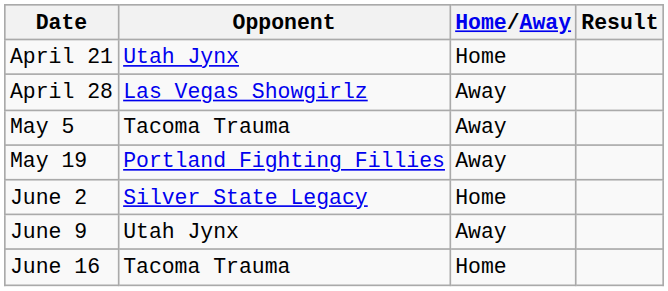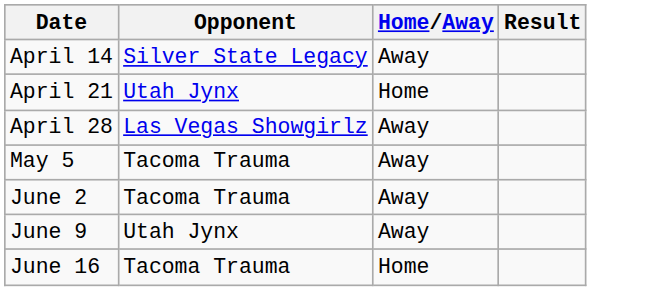+ row: (61, 57)
- row: (49, 162)
(245, 197) Silver State Legacy -> (207, 197) Tacoma Trauma
(481, 197) Home -> (404, 197) Away
